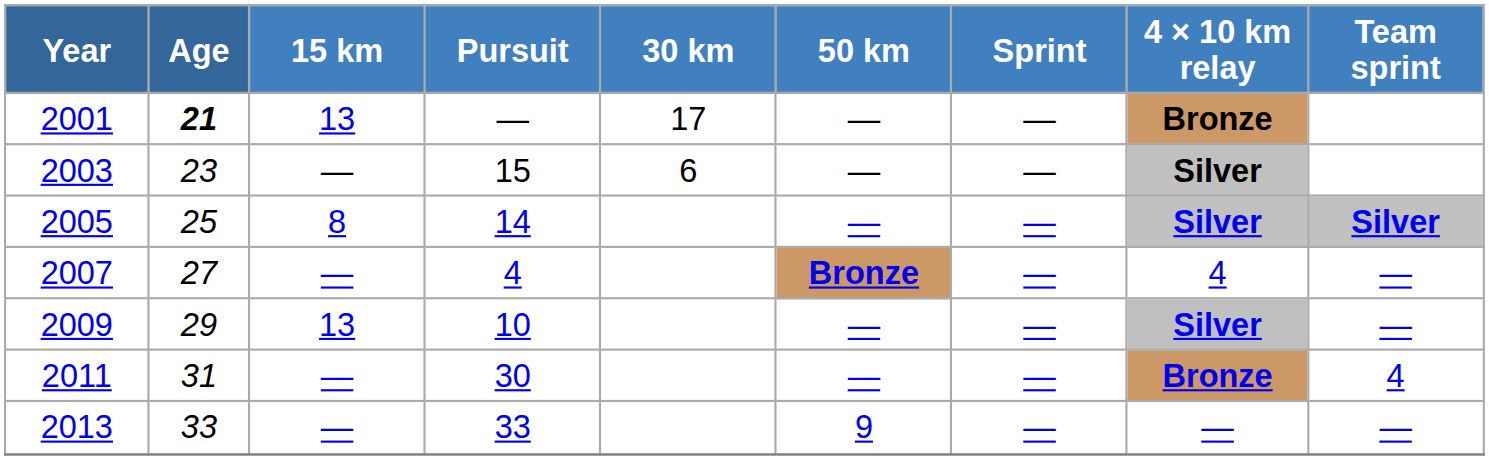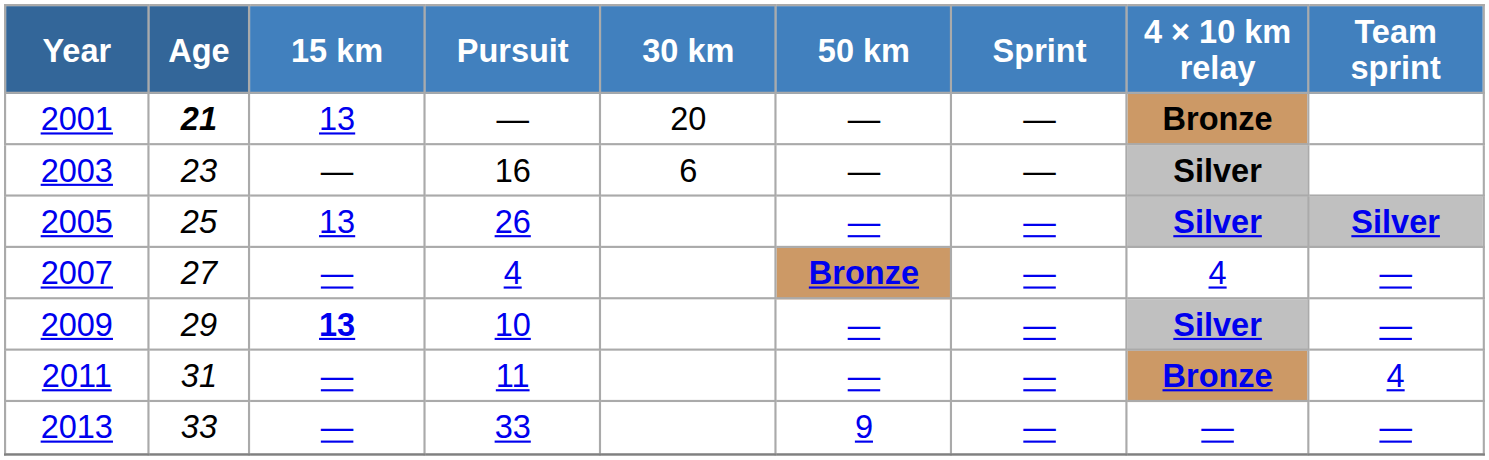(688, 119) 17 -> (688, 119) 20
(513, 170) 15 -> (513, 170) 16
(337, 222) 8 -> (337, 222) 13
(513, 222) 14 -> (513, 222) 26
(337, 325) normal -> (337, 325) bold
(513, 376) 30 -> (513, 376) 11
